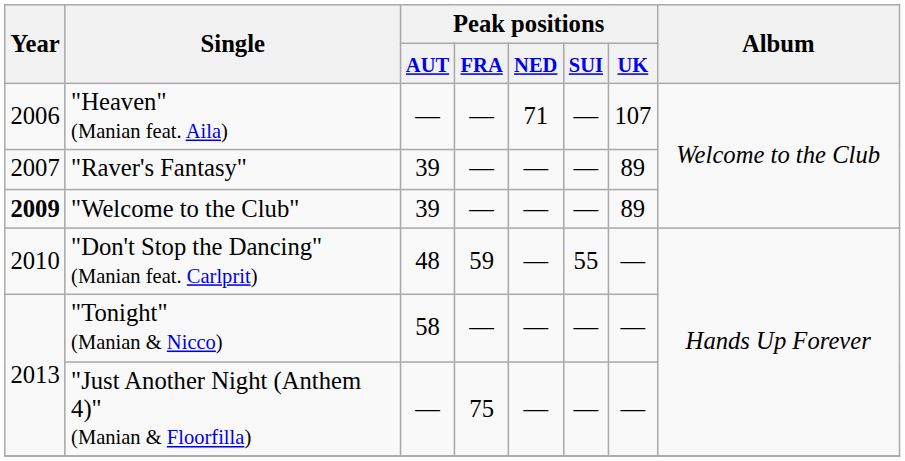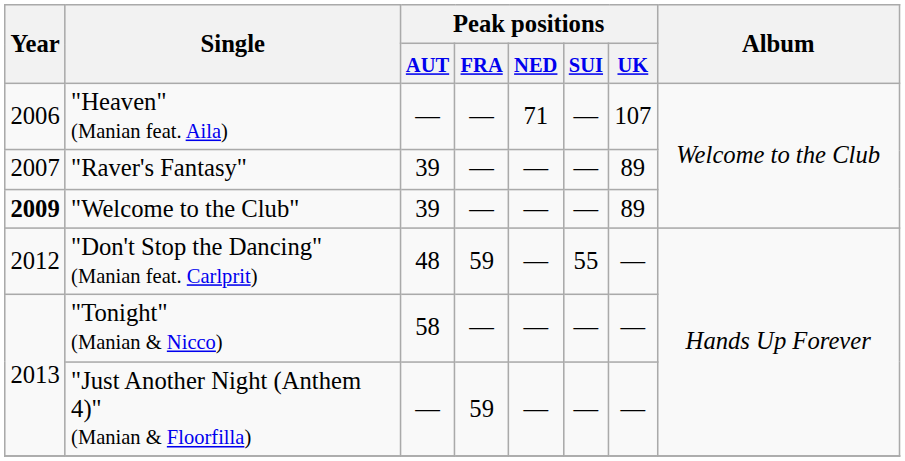(35, 261) 2010 -> (35, 261) 2012
(482, 408) 75 -> (482, 408) 59
